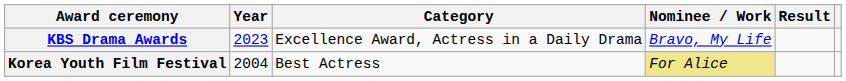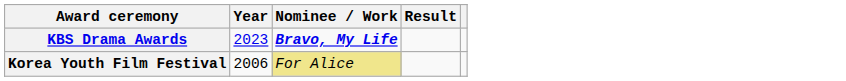- column: (459, 16)
(710, 40) normal -> (336, 40) bold
(251, 64) 2004 -> (251, 64) 2006
